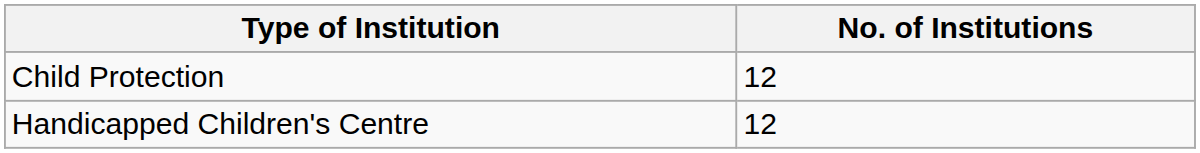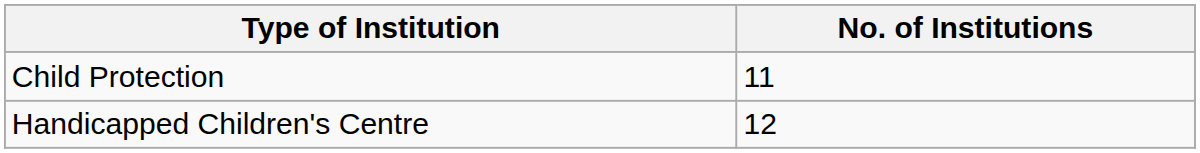(760, 76) 12 -> (759, 76) 11
